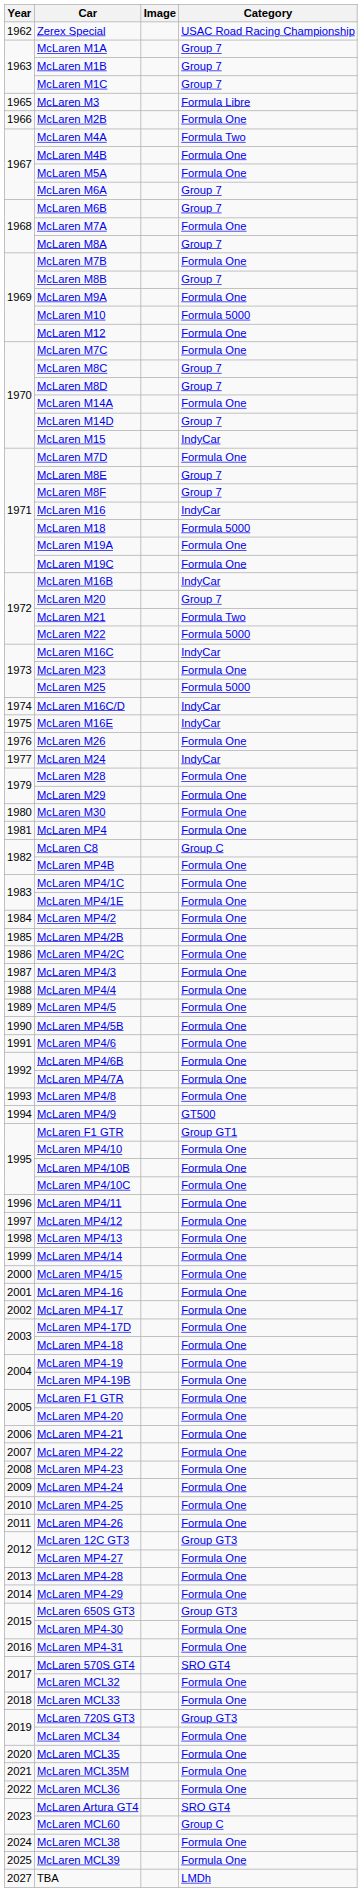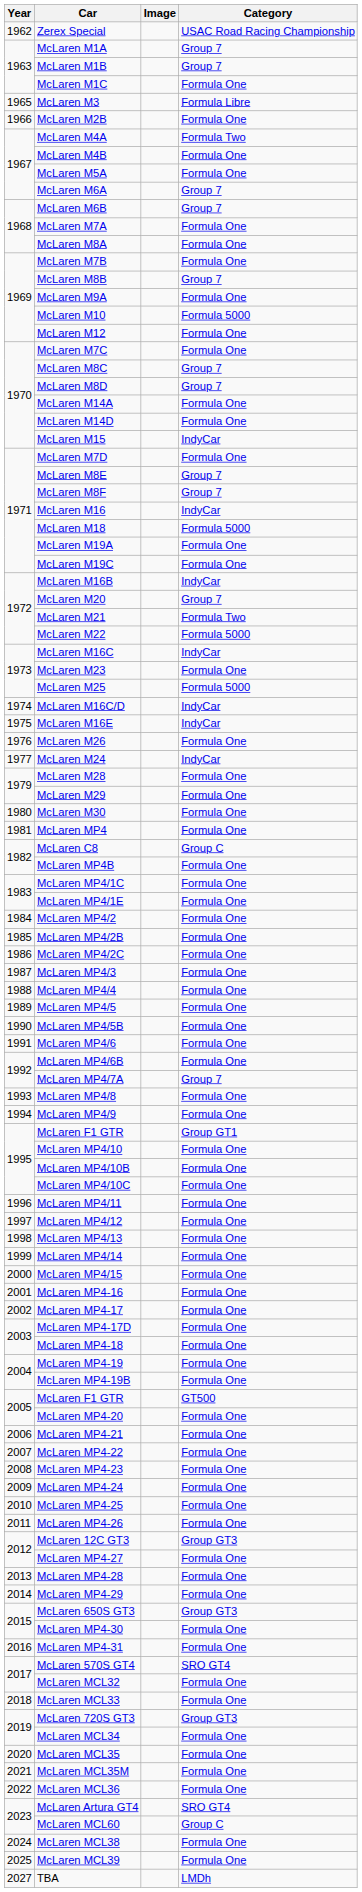(201, 84) Group 7 -> (214, 84) Formula One
(201, 244) Group 7 -> (214, 244) Formula One
(201, 421) Group 7 -> (214, 421) Formula One
(214, 1079) Formula One -> (201, 1079) Group 7
(198, 1114) GT500 -> (214, 1114) Formula One
(214, 1398) Formula One -> (198, 1398) GT500
